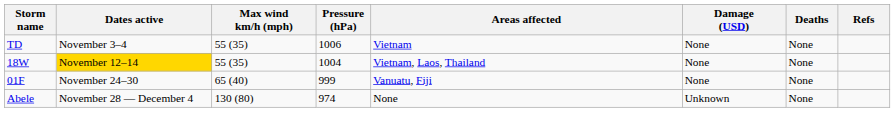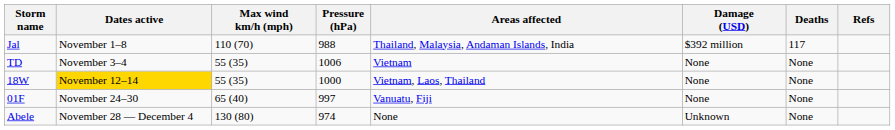+ row: (13, 44)
(330, 62) 1004 -> (330, 80) 1000
(327, 80) 999 -> (327, 98) 997
